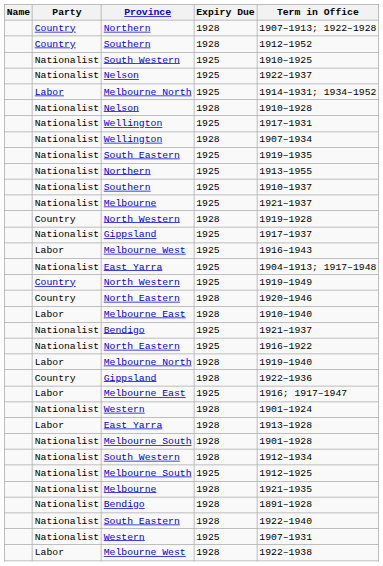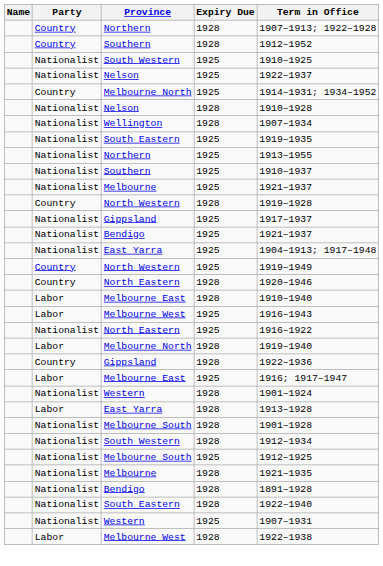(49, 92) Labor -> (55, 92) Country
- row: (133, 124)
rows swapped: (145, 251) <-> (124, 330)
